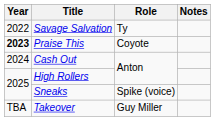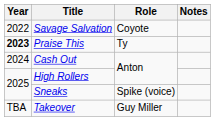(122, 28) Ty -> (133, 28) Coyote
(133, 44) Coyote -> (122, 44) Ty
